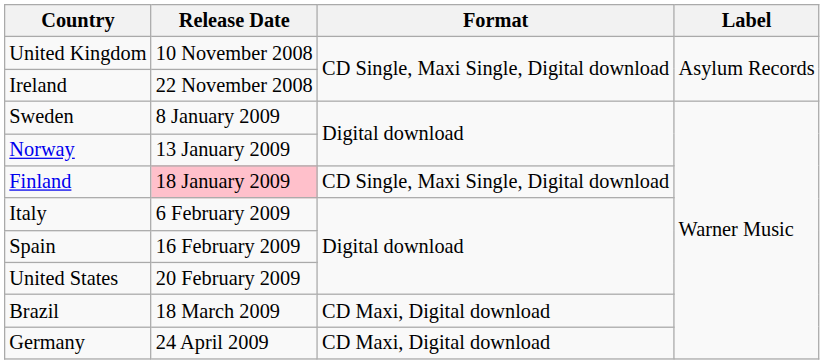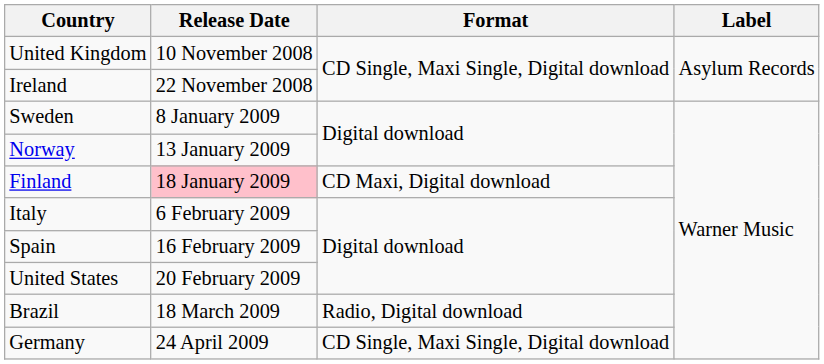(496, 181) CD Single, Maxi Single, Digital download -> (436, 181) CD Maxi, Digital download
(436, 310) CD Maxi, Digital download -> (422, 310) Radio, Digital download
(436, 342) CD Maxi, Digital download -> (496, 342) CD Single, Maxi Single, Digital download
